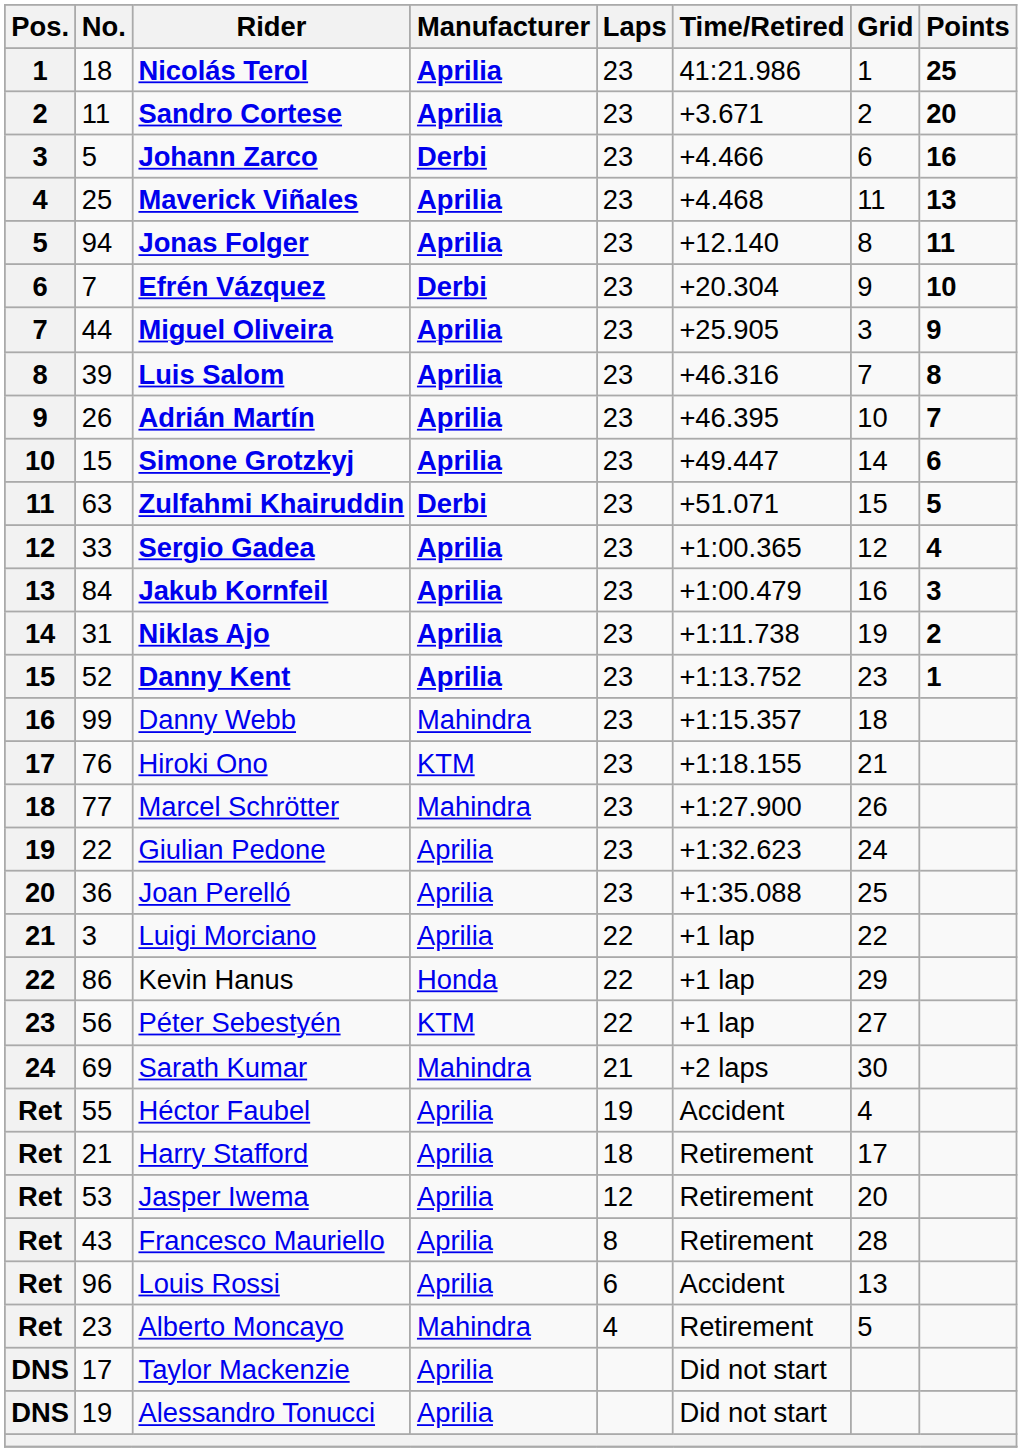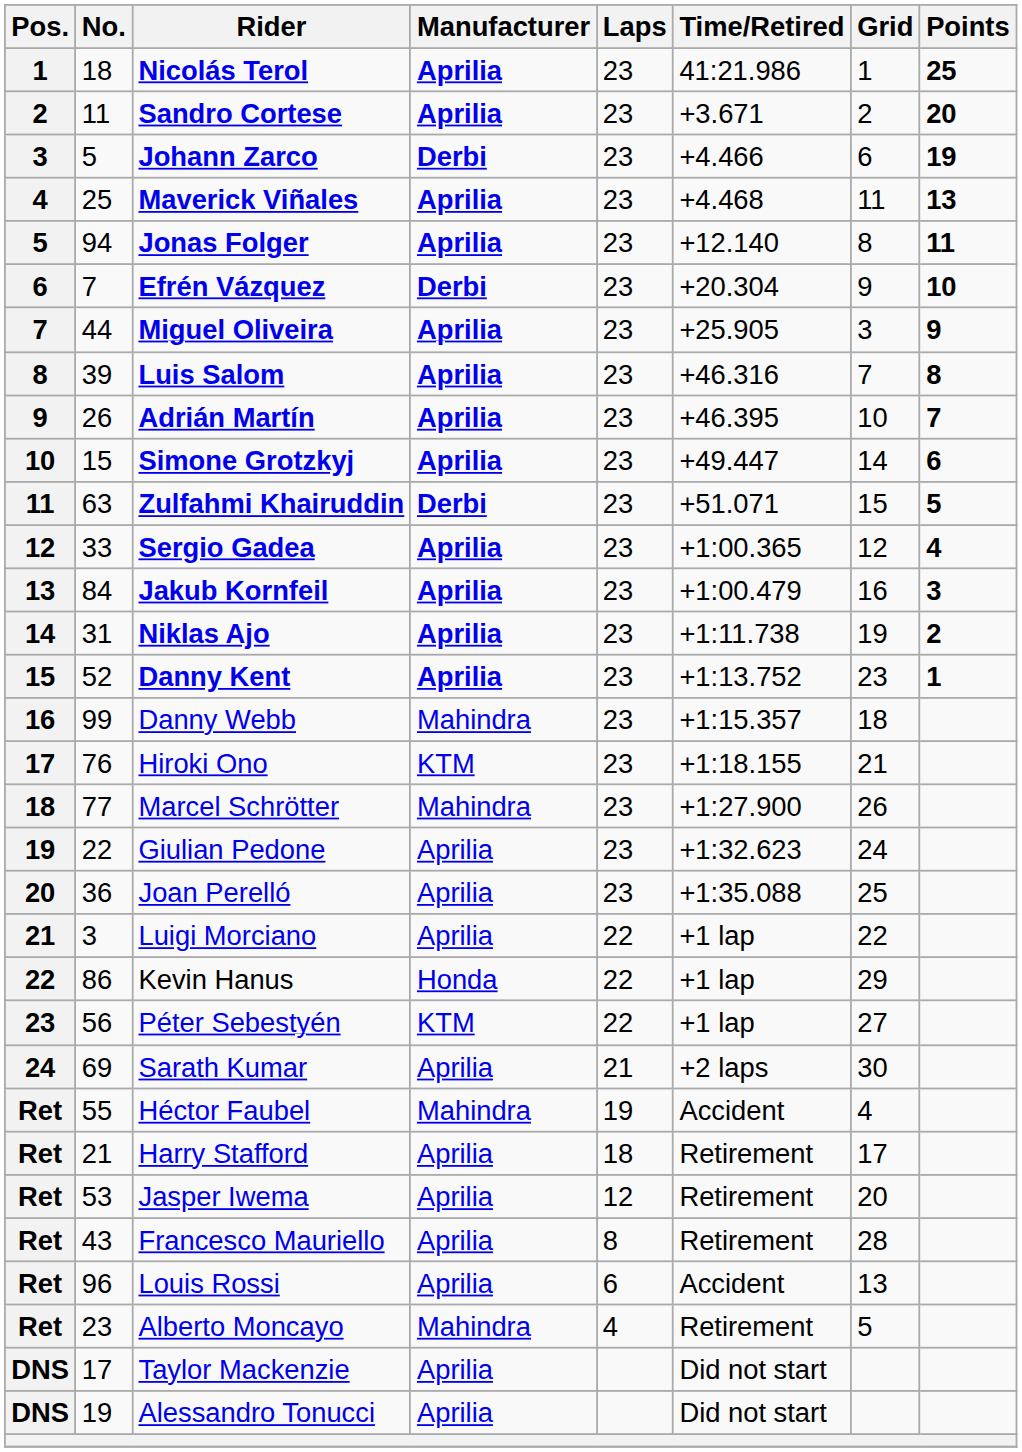(941, 157) 16 -> (941, 157) 19
(474, 1066) Mahindra -> (455, 1066) Aprilia
(455, 1110) Aprilia -> (474, 1110) Mahindra
